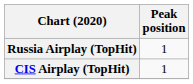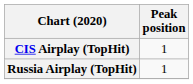rows swapped: (72, 68) <-> (72, 48)
